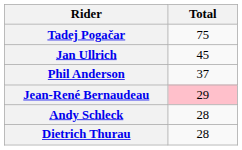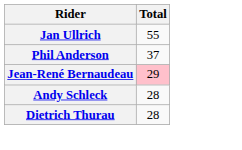- row: (86, 34)
(203, 54) 45 -> (153, 34) 55
